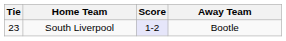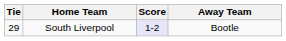(14, 28) 23 -> (14, 28) 29
